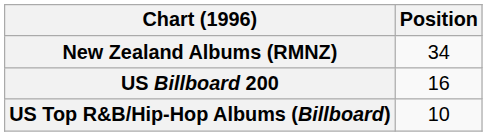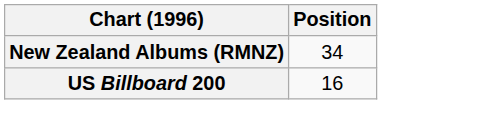- row: (200, 114)
